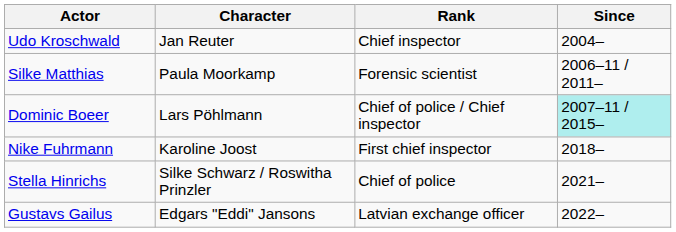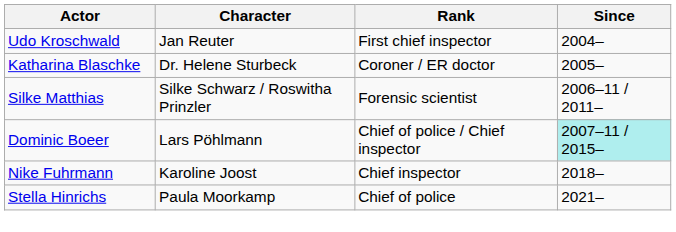(409, 41) Chief inspector -> (425, 41) First chief inspector
+ row: (74, 65)
(217, 74) Paula Moorkamp -> (245, 98) Silke Schwarz / Roswitha Prinzler
(425, 148) First chief inspector -> (409, 173) Chief inspector
(245, 181) Silke Schwarz / Roswitha Prinzler -> (217, 197) Paula Moorkamp
- row: (60, 214)
